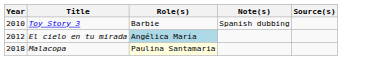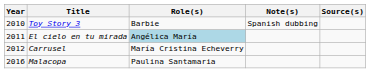(16, 36) 2012 -> (16, 36) 2011
+ row: (47, 49)
(16, 49) 2018 -> (16, 62) 2016
(173, 49) lightyellow background -> (173, 62) no background
